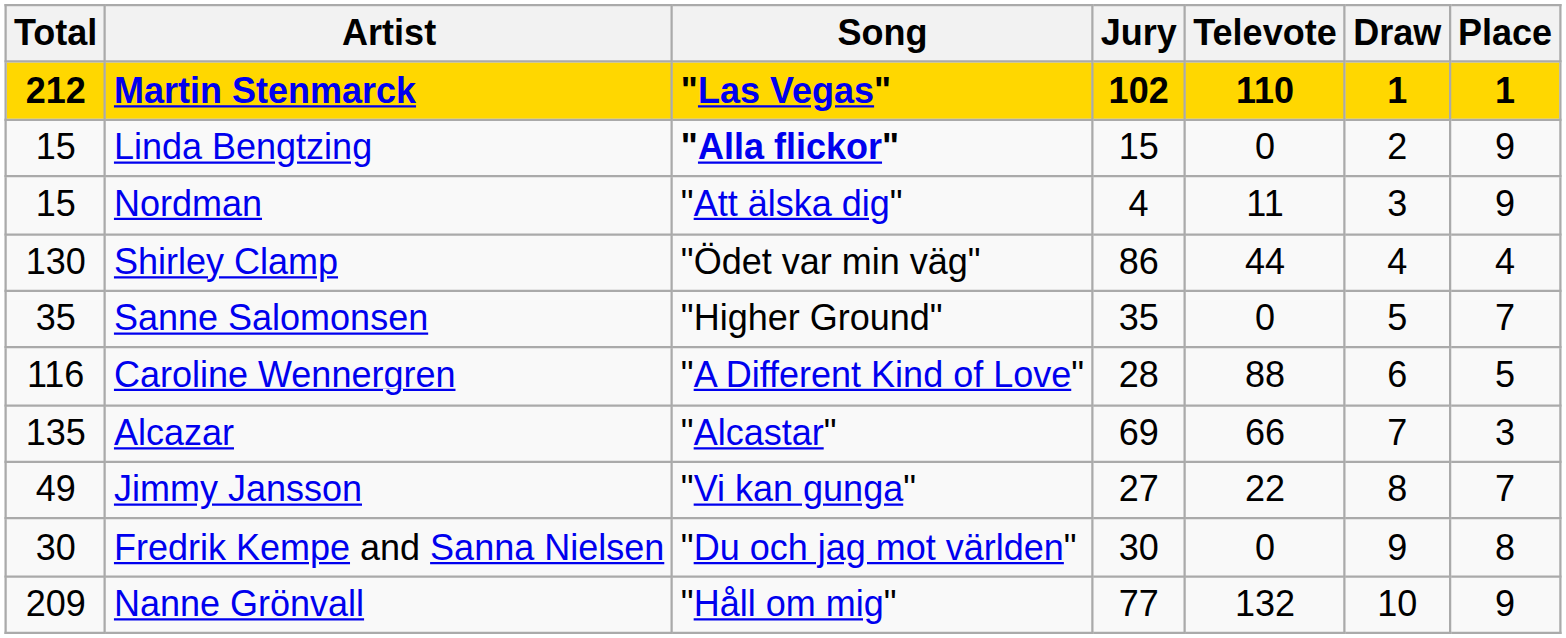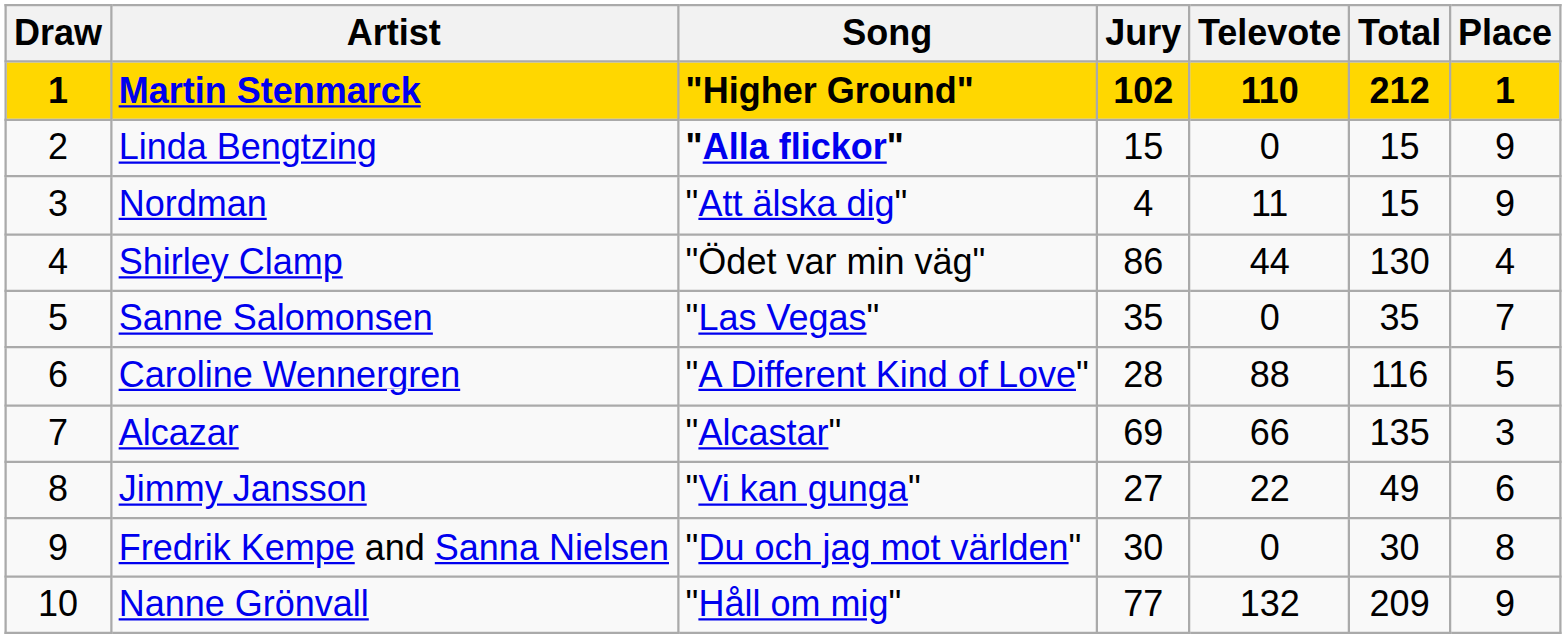columns swapped: (1397, 33) <-> (56, 33)
(786, 90) "Las Vegas" -> (830, 90) "Higher Ground"
(812, 318) "Higher Ground" -> (782, 318) "Las Vegas"
(1505, 489) 7 -> (1505, 489) 6
